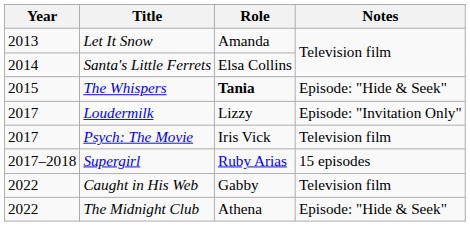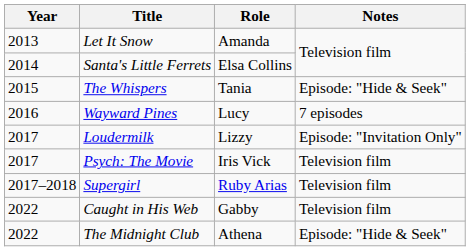(236, 88) bold -> (235, 88) normal
+ row: (130, 112)
(335, 161) 15 episodes -> (345, 185) Television film
